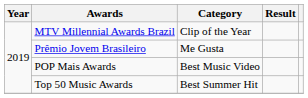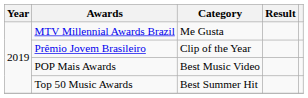(215, 31) Clip of the Year -> (202, 31) Me Gusta
(202, 48) Me Gusta -> (215, 48) Clip of the Year
